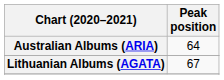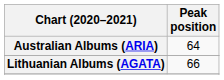(193, 64) 67 -> (193, 64) 66
